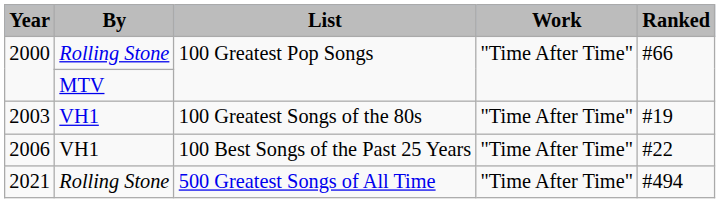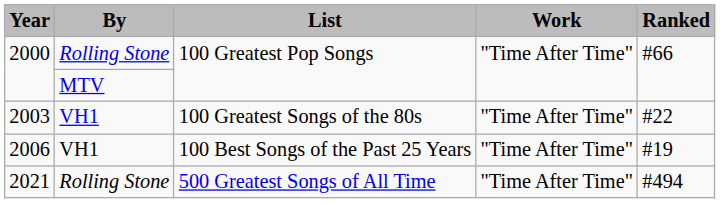(658, 117) #19 -> (658, 117) #22
(658, 149) #22 -> (658, 149) #19
